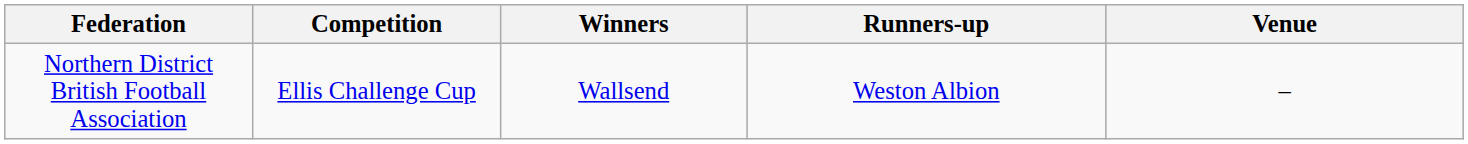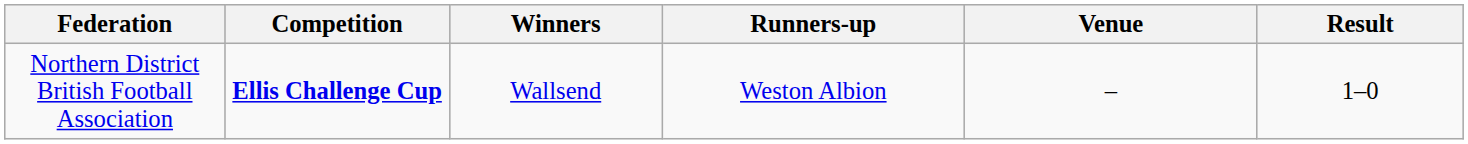+ column: (1360, 24)
(377, 90) normal -> (337, 90) bold
